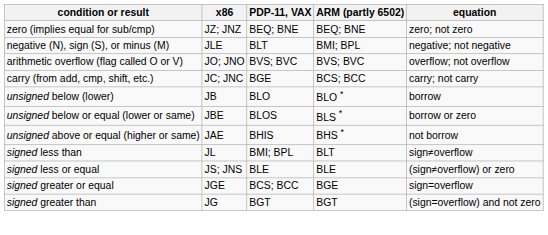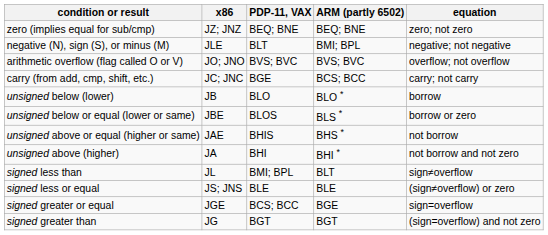+ row: (63, 154)
